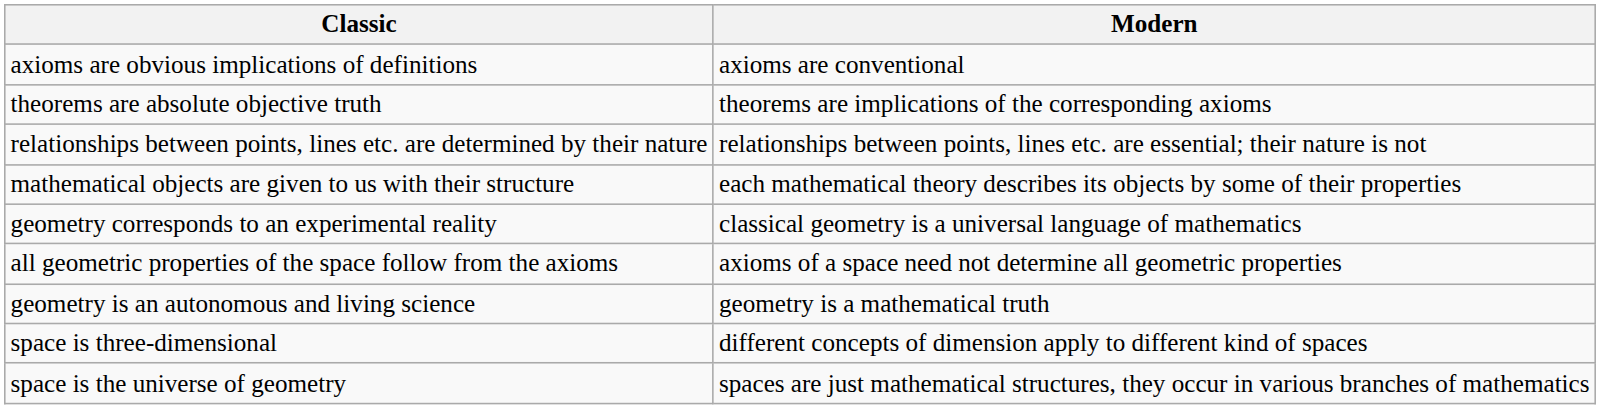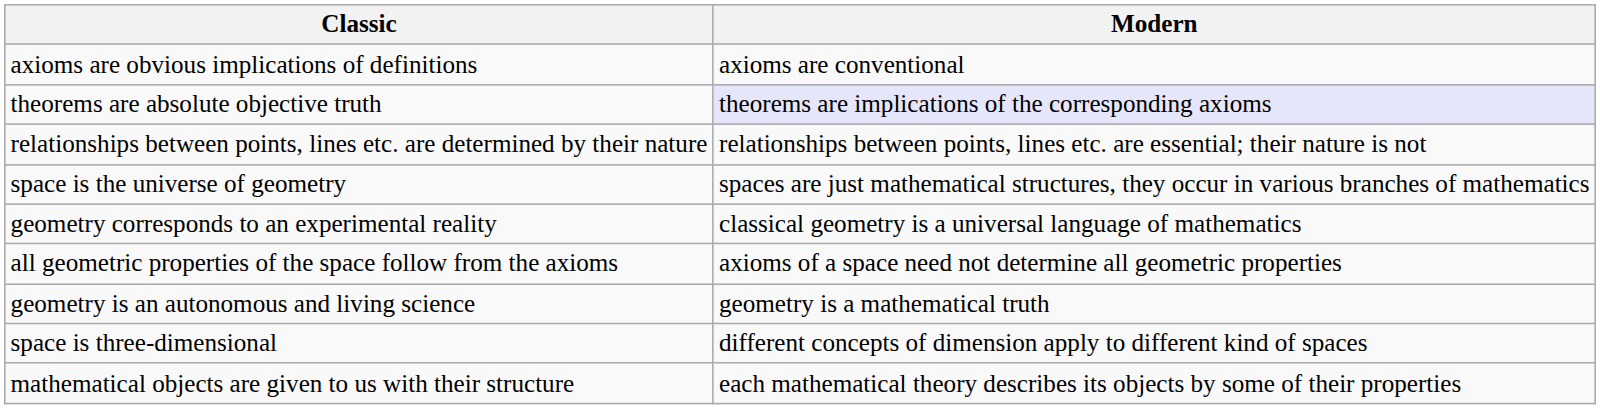(995, 104) no background -> (995, 104) lavender background
rows swapped: (292, 183) <-> (178, 382)
